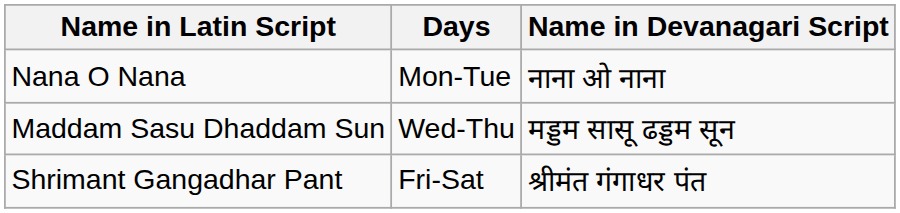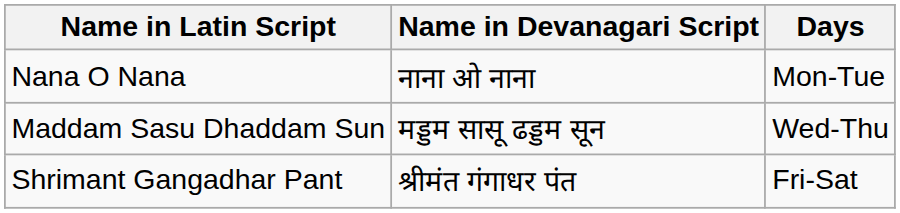columns swapped: (708, 27) <-> (457, 27)
